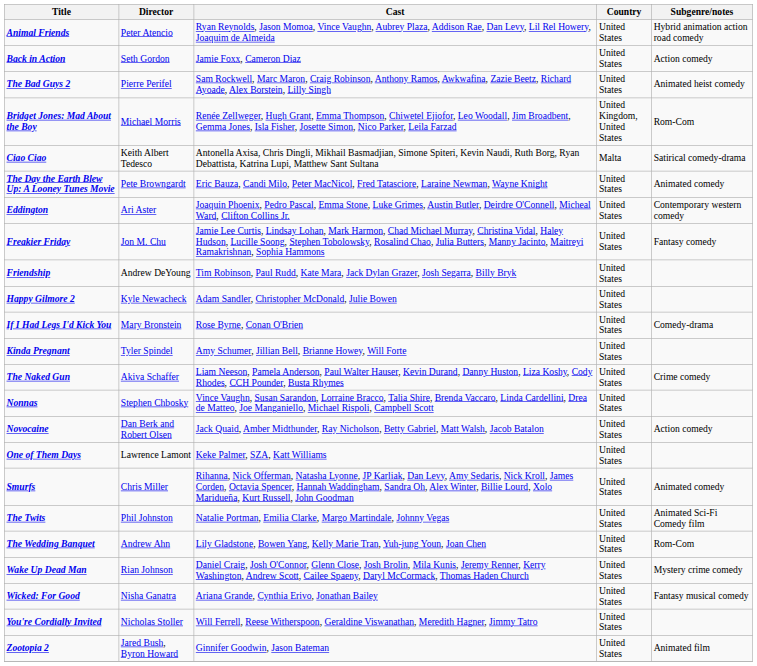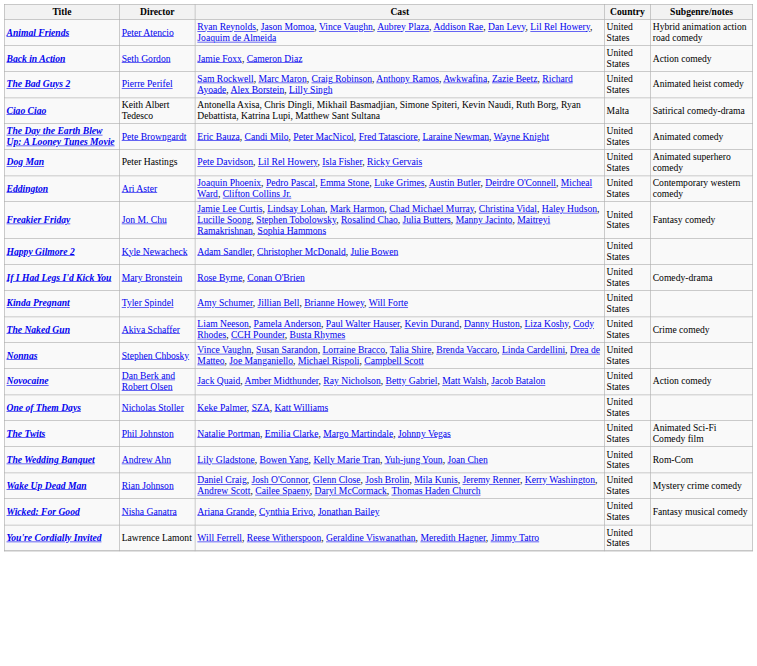- row: (59, 121)
+ row: (25, 162)
- row: (28, 273)
(156, 455) Lawrence Lamont -> (153, 407) Nicholas Stoller
- row: (21, 486)
(152, 622) Nicholas Stoller -> (157, 538) Lawrence Lamont
- row: (28, 648)
